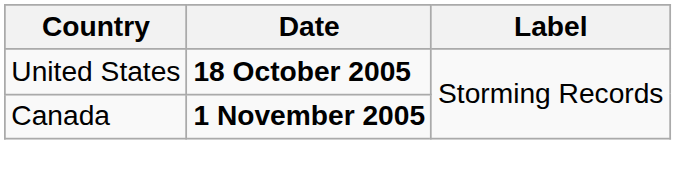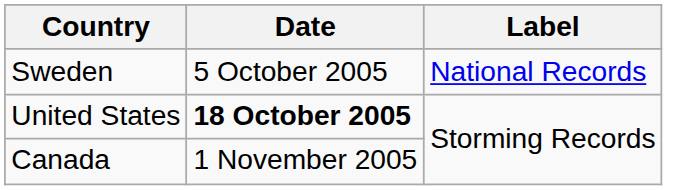+ row: (62, 71)
(309, 116) bold -> (305, 160) normal
